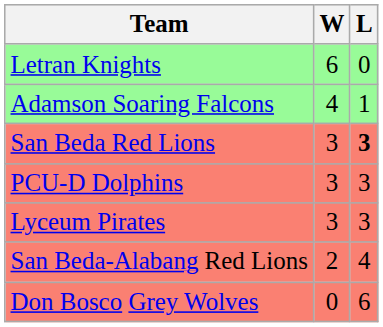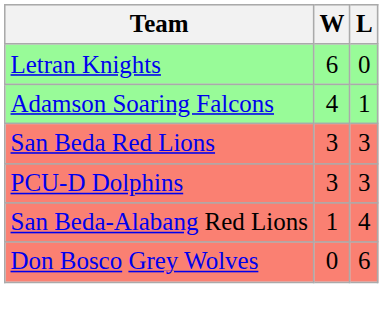(364, 143) bold -> (364, 143) normal
- row: (88, 222)
(332, 261) 2 -> (332, 222) 1
